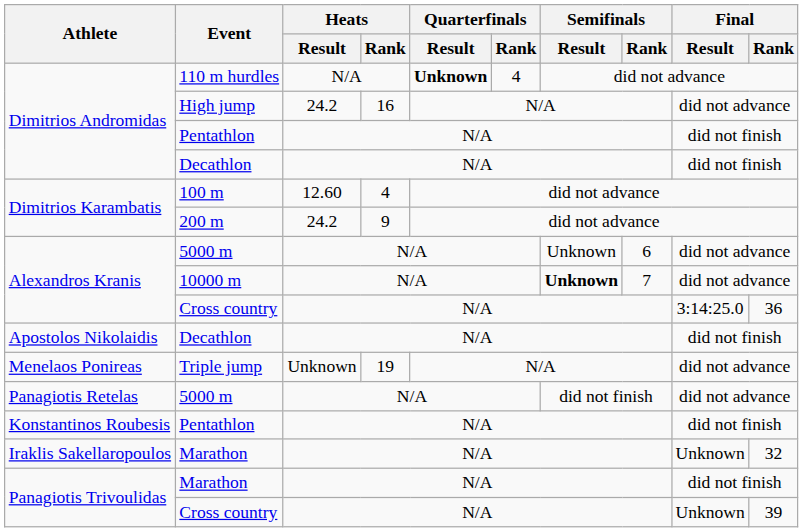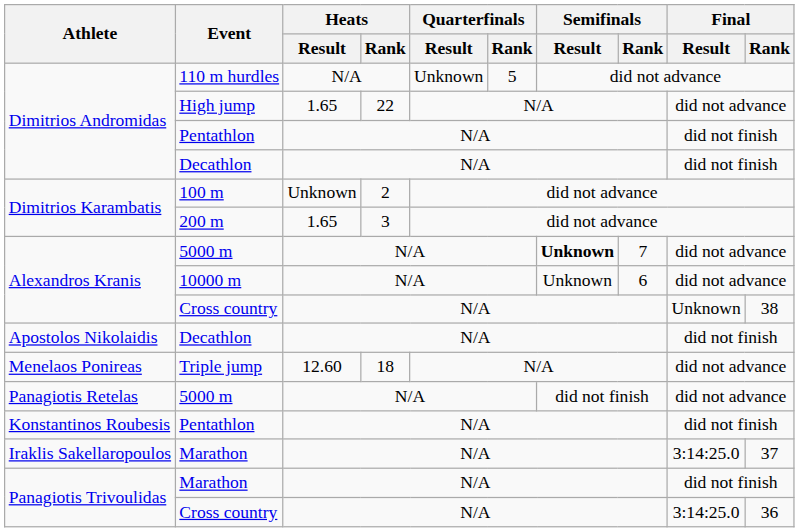(451, 77) bold -> (449, 77) normal
(516, 77) 4 -> (512, 77) 5
(322, 106) 24.2 -> (322, 106) 1.65
(385, 106) 16 -> (385, 106) 22
(322, 193) 12.60 -> (322, 193) Unknown
(385, 193) 4 -> (385, 193) 2
(322, 222) 24.2 -> (322, 222) 1.65
(385, 222) 9 -> (385, 222) 3
(581, 251) normal -> (577, 251) bold
(647, 251) 6 -> (643, 251) 7
(581, 280) bold -> (577, 280) normal
(647, 280) 7 -> (643, 280) 6
(710, 309) 3:14:25.0 -> (706, 309) Unknown
(773, 309) 36 -> (770, 309) 38
(322, 367) Unknown -> (322, 367) 12.60
(385, 367) 19 -> (385, 367) 18
(710, 454) Unknown -> (706, 454) 3:14:25.0
(773, 454) 32 -> (770, 454) 37
(710, 511) Unknown -> (706, 511) 3:14:25.0
(773, 511) 39 -> (770, 511) 36
